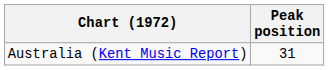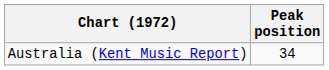(287, 54) 31 -> (287, 54) 34
